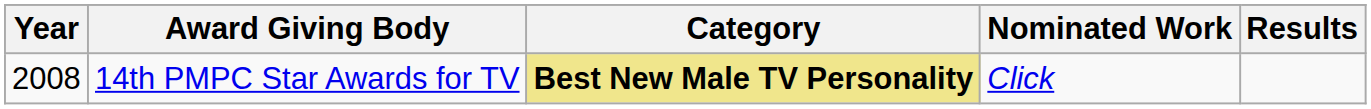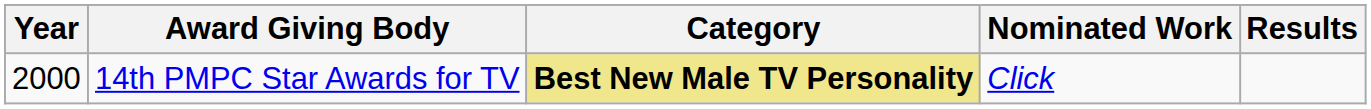(46, 77) 2008 -> (46, 77) 2000
